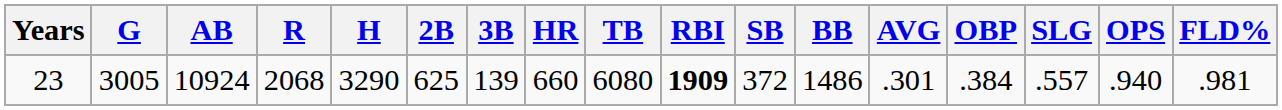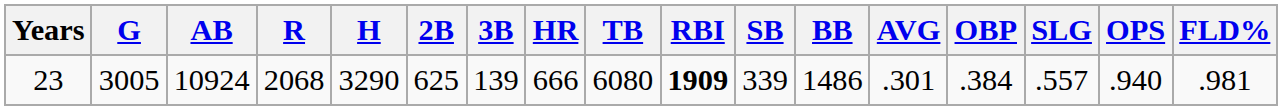(556, 79) 660 -> (556, 79) 666
(765, 79) 372 -> (765, 79) 339
